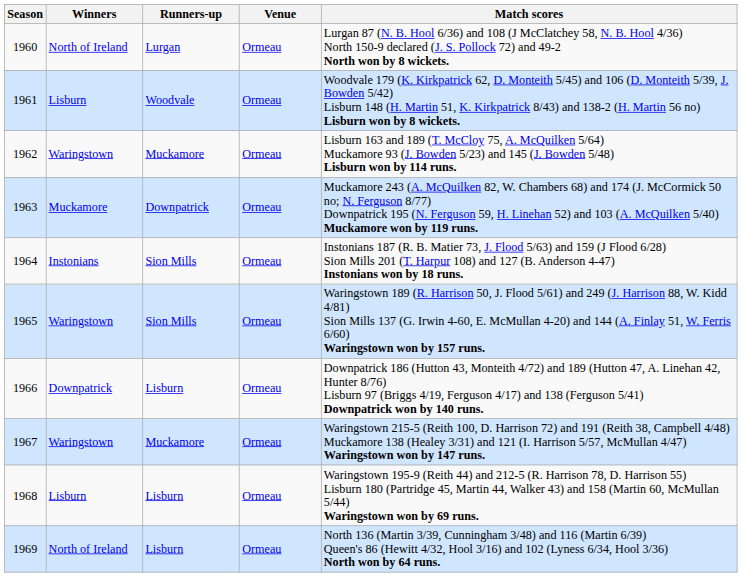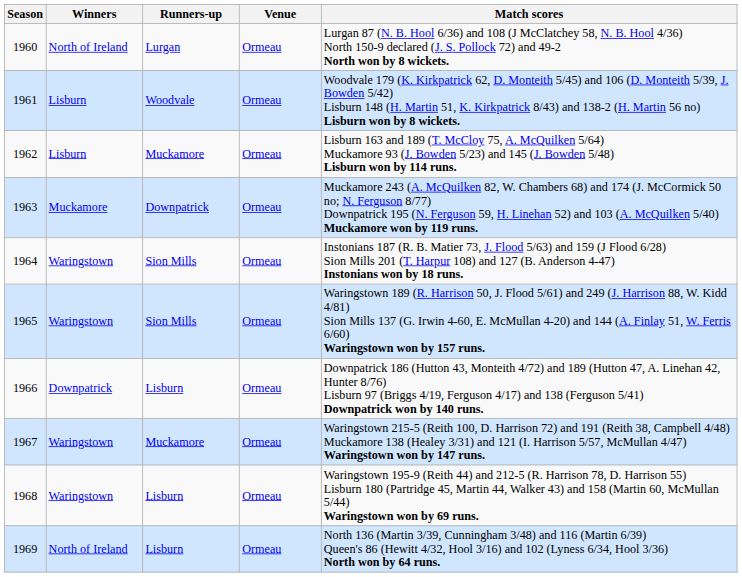(81, 154) Waringstown -> (68, 154) Lisburn
(74, 261) Instonians -> (81, 261) Waringstown
(68, 495) Lisburn -> (81, 495) Waringstown
